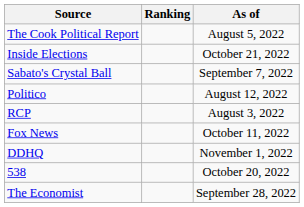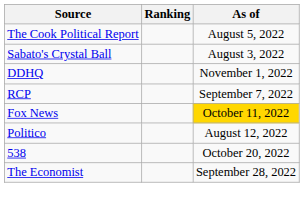- row: (47, 53)
(246, 73) September 7, 2022 -> (246, 53) August 3, 2022
rows swapped: (27, 93) <-> (25, 152)
(246, 113) August 3, 2022 -> (246, 93) September 7, 2022
(246, 133) no background -> (246, 113) gold background
